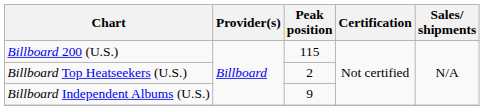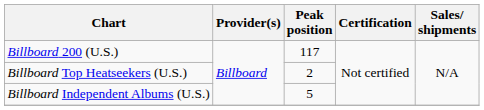(310, 51) 115 -> (310, 51) 117
(310, 94) 9 -> (310, 94) 5
